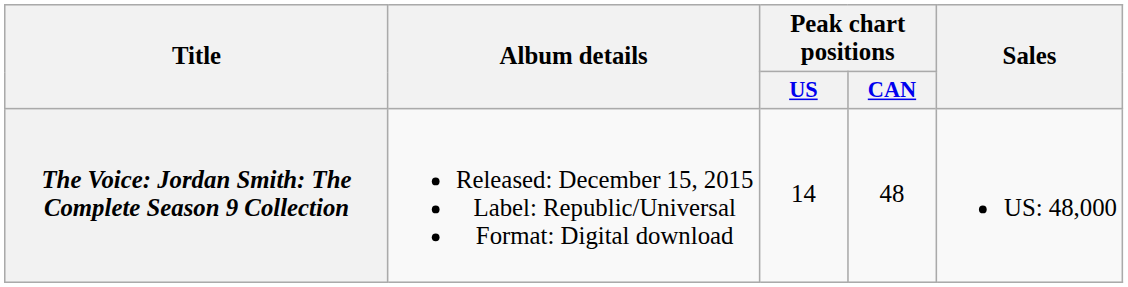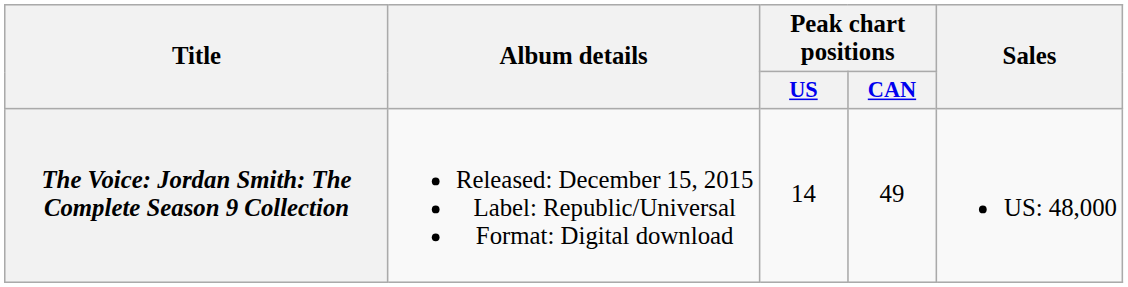(892, 194) 48 -> (892, 194) 49
